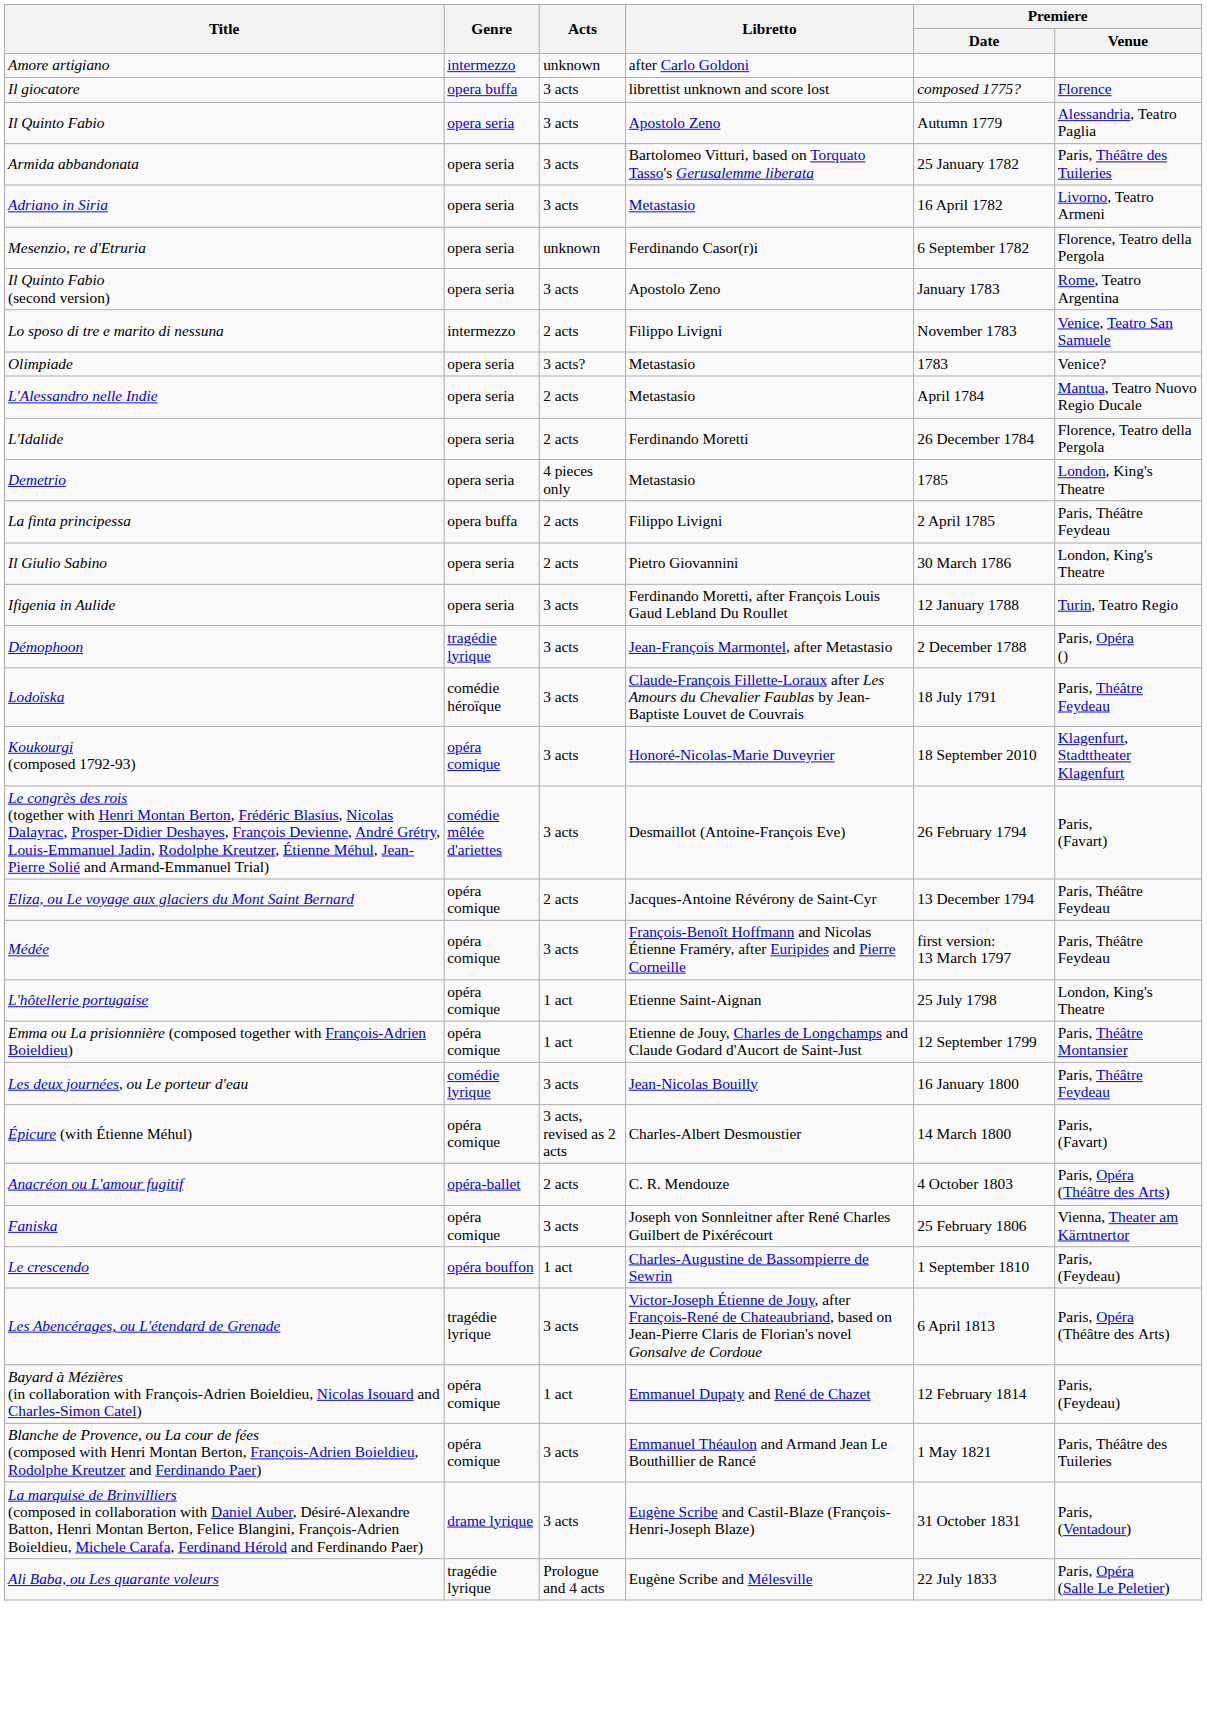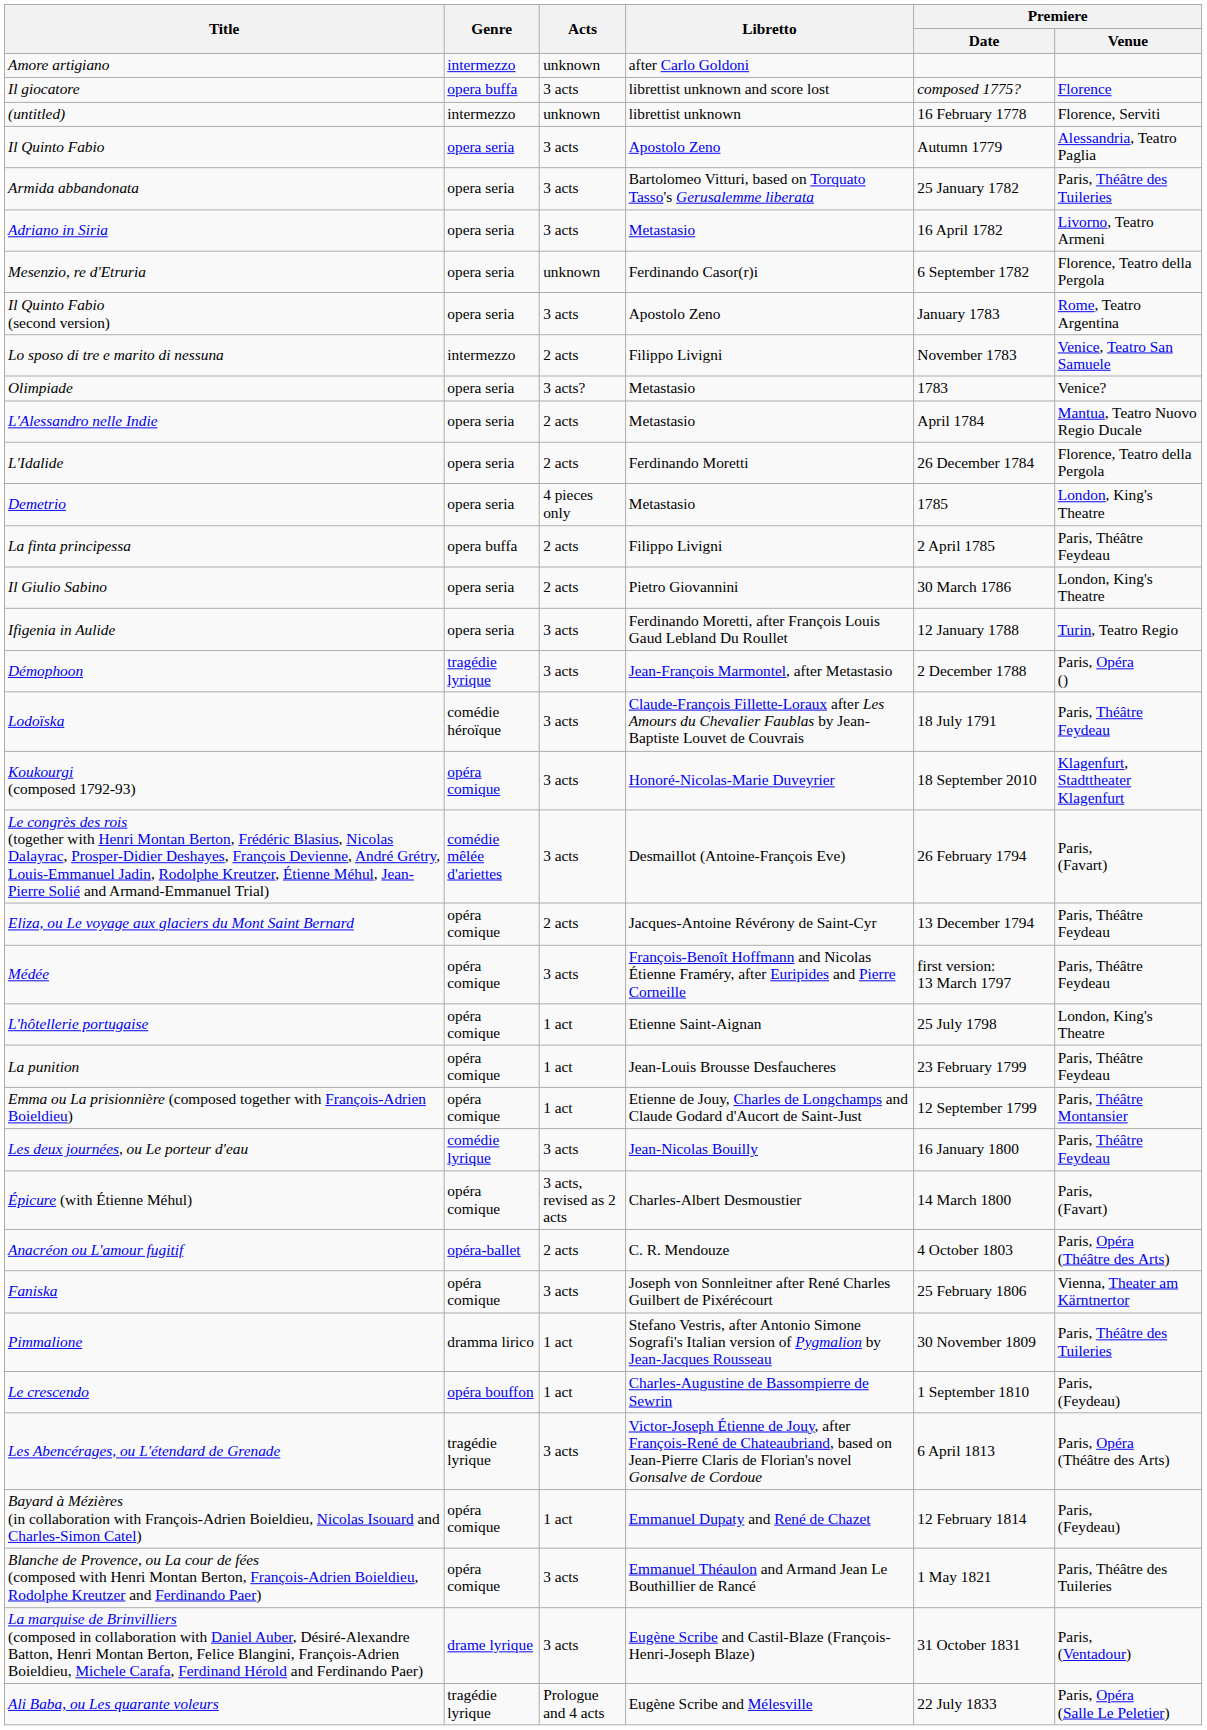+ row: (37, 114)
+ row: (44, 1066)
+ row: (45, 1342)
